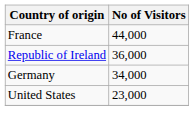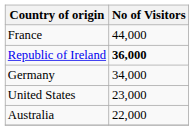(129, 55) normal -> (129, 55) bold
+ row: (31, 115)
